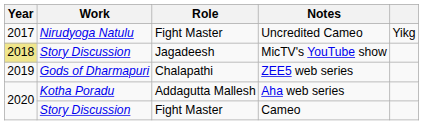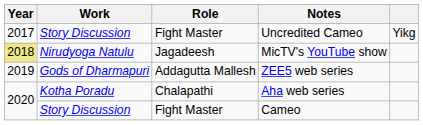(87, 33) Nirudyoga Natulu -> (85, 33) Story Discussion
(85, 52) Story Discussion -> (87, 52) Nirudyoga Natulu
(184, 71) Chalapathi -> (205, 71) Addagutta Mallesh
(205, 91) Addagutta Mallesh -> (184, 91) Chalapathi
